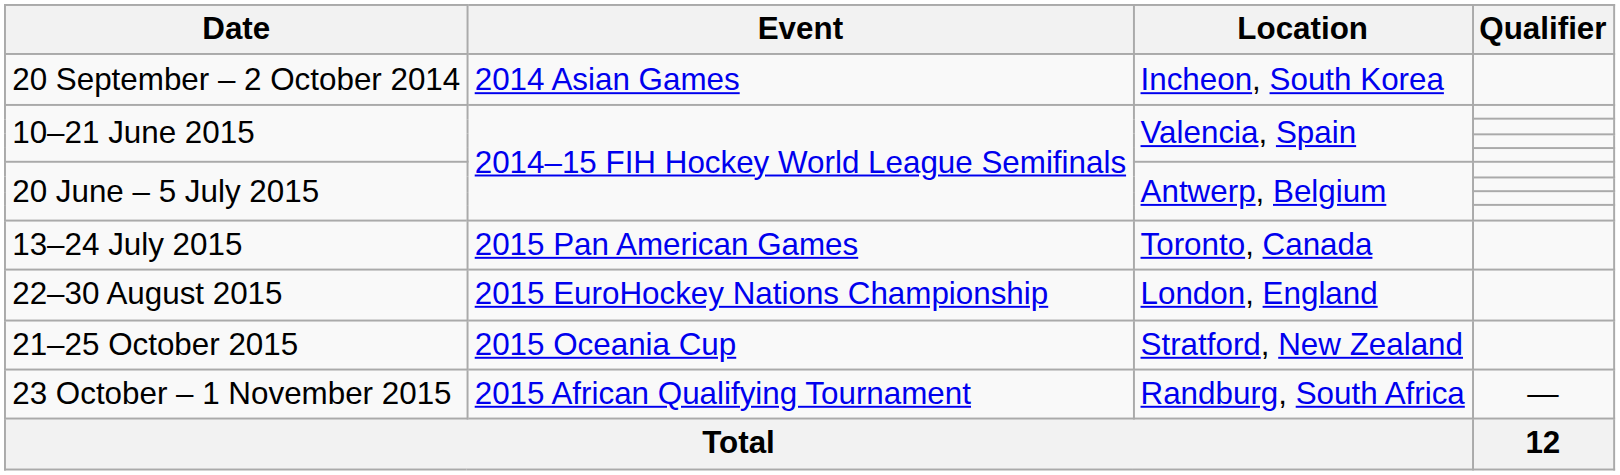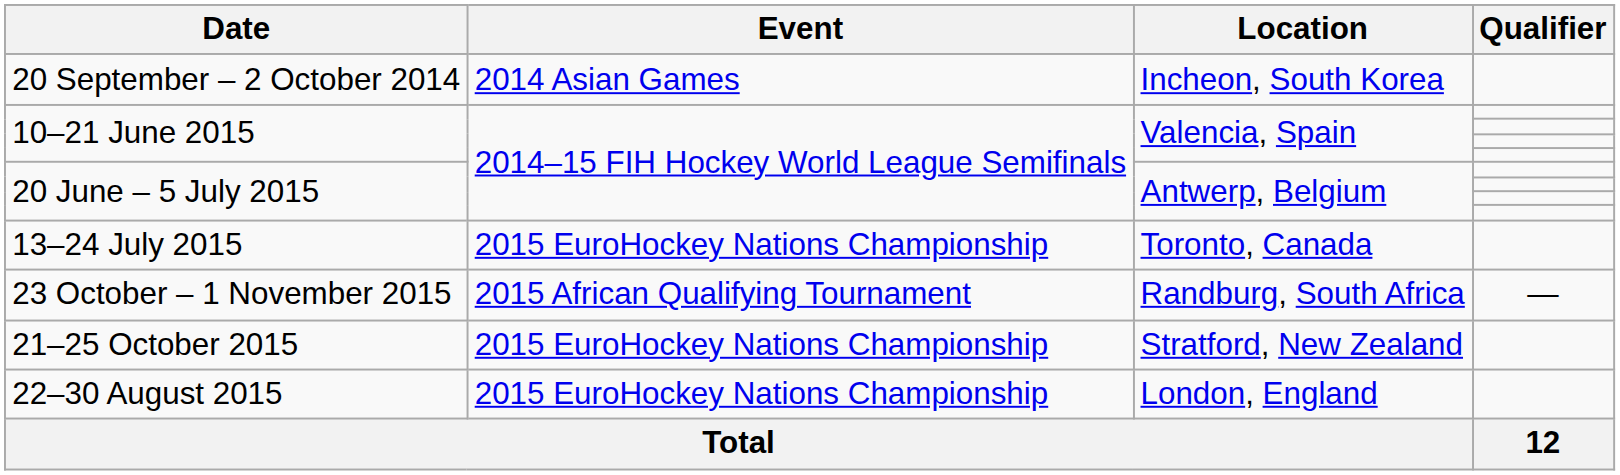(666, 244) 2015 Pan American Games -> (761, 244) 2015 EuroHockey Nations Championship
rows swapped: (147, 294) <-> (232, 393)
(605, 343) 2015 Oceania Cup -> (761, 343) 2015 EuroHockey Nations Championship
